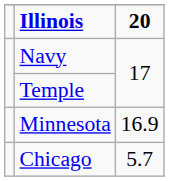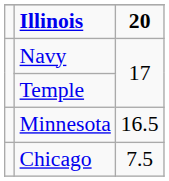(140, 124) 16.9 -> (140, 124) 16.5
(140, 158) 5.7 -> (140, 158) 7.5
